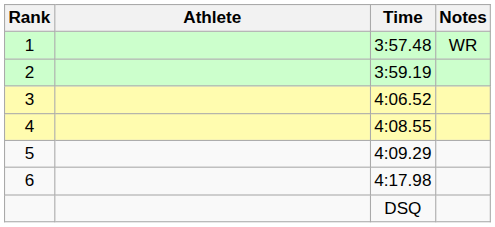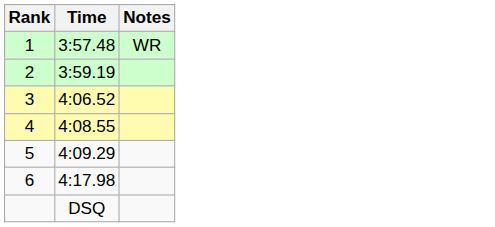- column: (212, 18)
